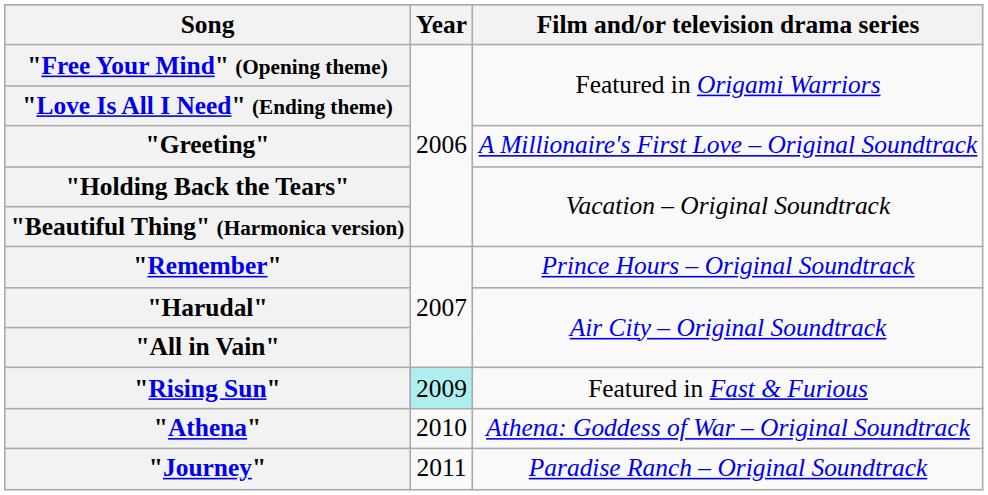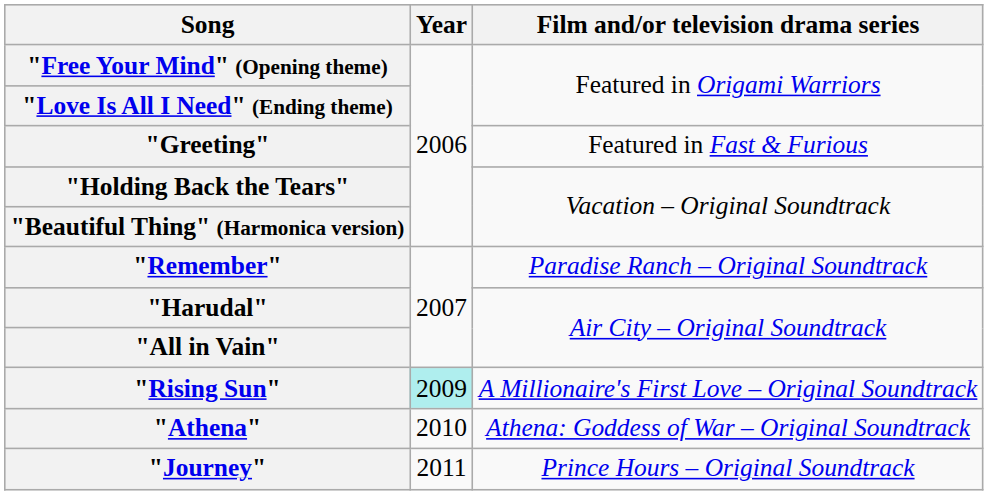(728, 145) A Millionaire's First Love – Original Soundtrack -> (728, 145) Featured in Fast & Furious
(728, 266) Prince Hours – Original Soundtrack -> (728, 266) Paradise Ranch – Original Soundtrack
(728, 387) Featured in Fast & Furious -> (728, 387) A Millionaire's First Love – Original Soundtrack
(728, 468) Paradise Ranch – Original Soundtrack -> (728, 468) Prince Hours – Original Soundtrack
